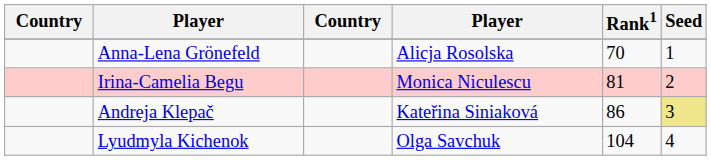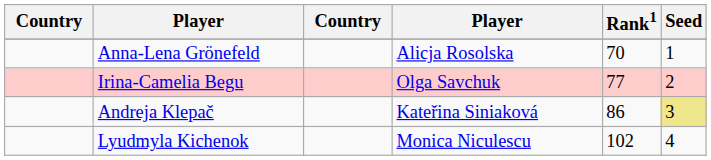(464, 82) Monica Niculescu -> (448, 82) Olga Savchuk
(615, 82) 81 -> (615, 82) 77
(448, 140) Olga Savchuk -> (464, 140) Monica Niculescu
(620, 140) 104 -> (620, 140) 102
